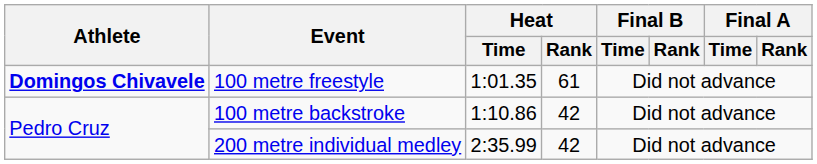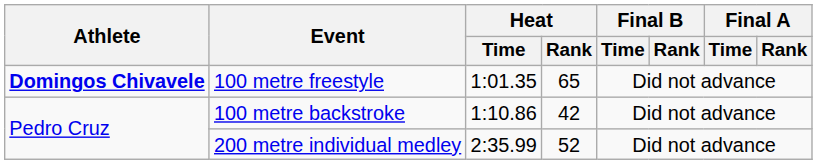(569, 82) 61 -> (569, 82) 65
(569, 145) 42 -> (569, 145) 52
